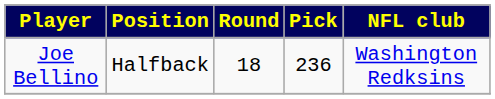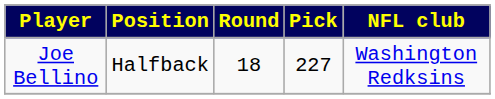(313, 66) 236 -> (313, 66) 227
